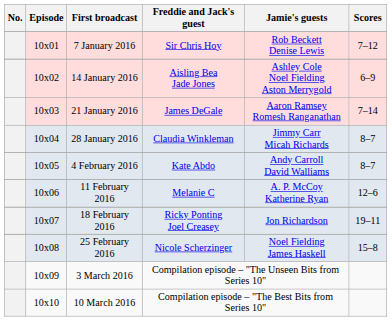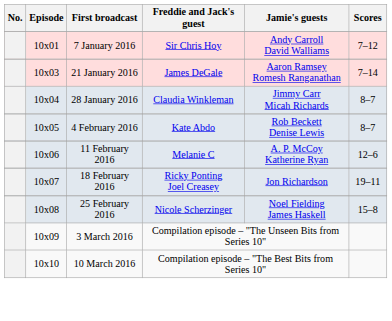(297, 45) Rob Beckett Denise Lewis -> (297, 45) Andy Carroll David Walliams
- row: (105, 78)
(297, 166) Andy Carroll David Walliams -> (297, 127) Rob Beckett Denise Lewis
